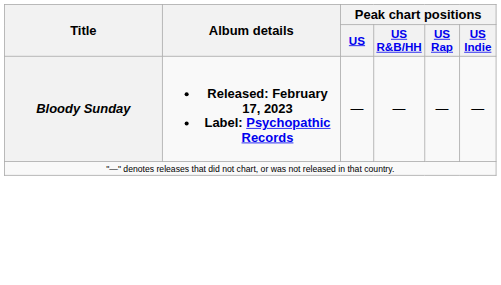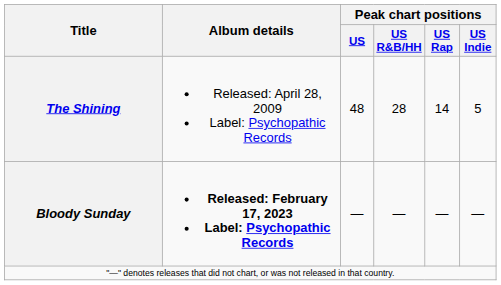+ row: (83, 108)
